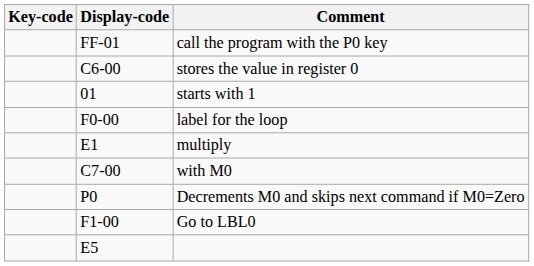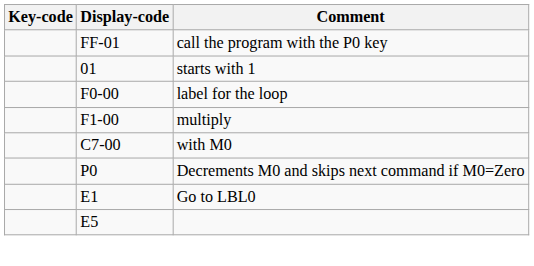- row: (268, 68)
(89, 145) E1 -> (100, 119) F1-00
(100, 222) F1-00 -> (89, 196) E1
